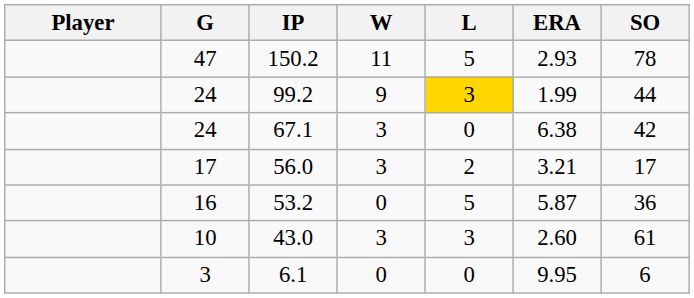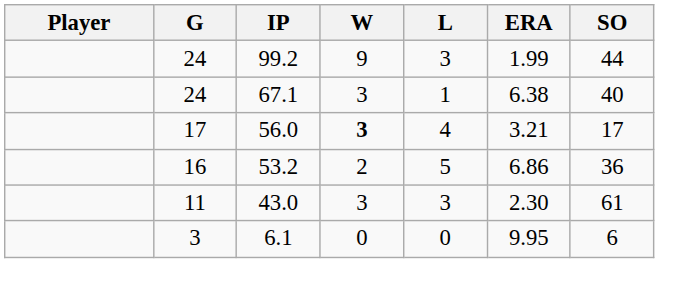- row: (293, 58)
(469, 94) gold background -> (445, 58) no background
(469, 130) 0 -> (445, 94) 1
(645, 130) 42 -> (612, 94) 40
(381, 166) normal -> (362, 130) bold
(469, 166) 2 -> (445, 130) 4
(381, 202) 0 -> (362, 166) 2
(557, 202) 5.87 -> (529, 166) 6.86
(205, 238) 10 -> (195, 202) 11
(557, 238) 2.60 -> (529, 202) 2.30
